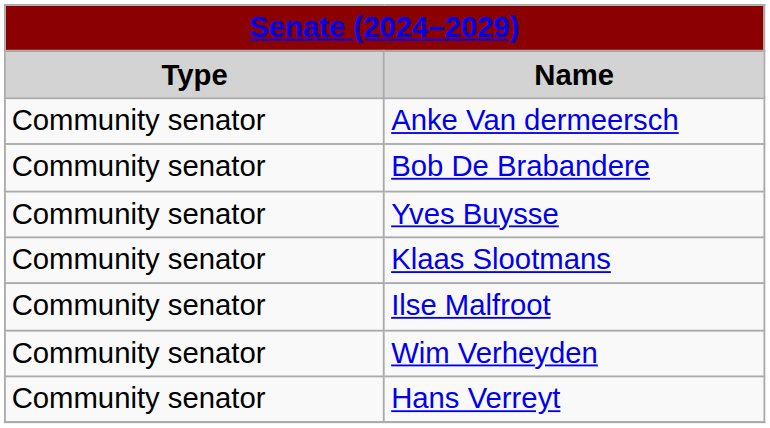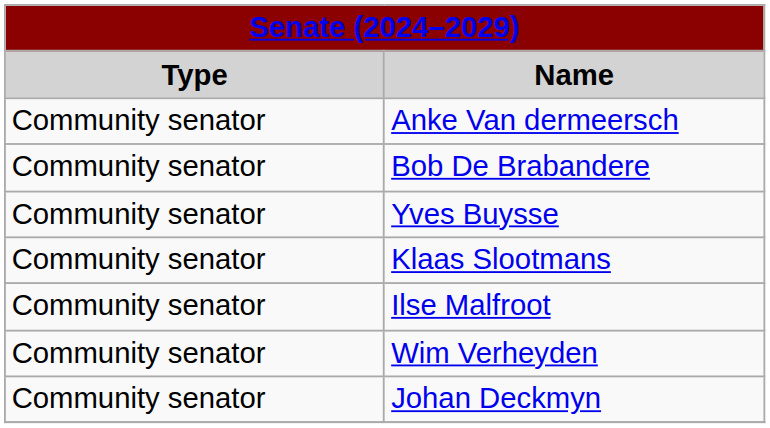+ row: (496, 399)
- row: (476, 399)
